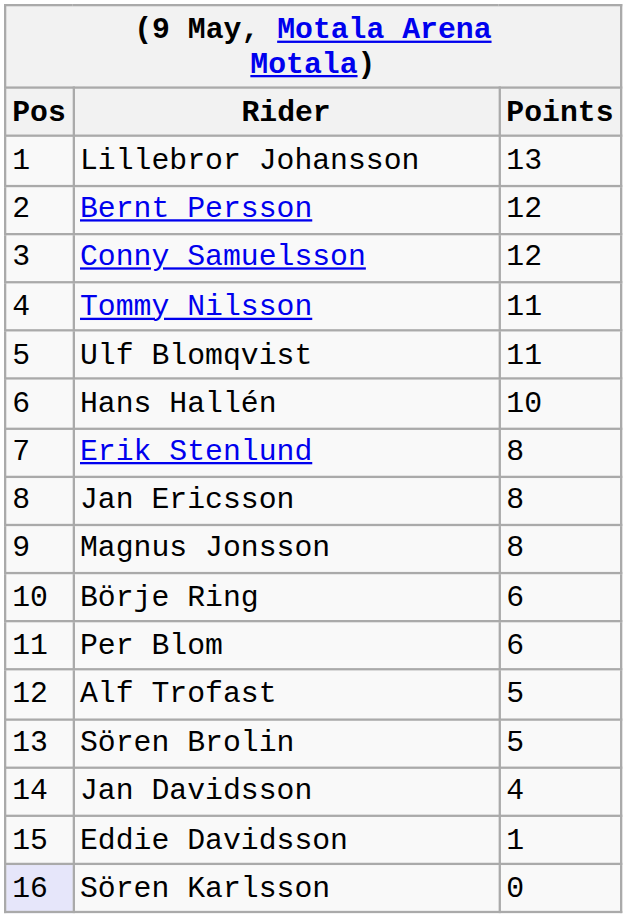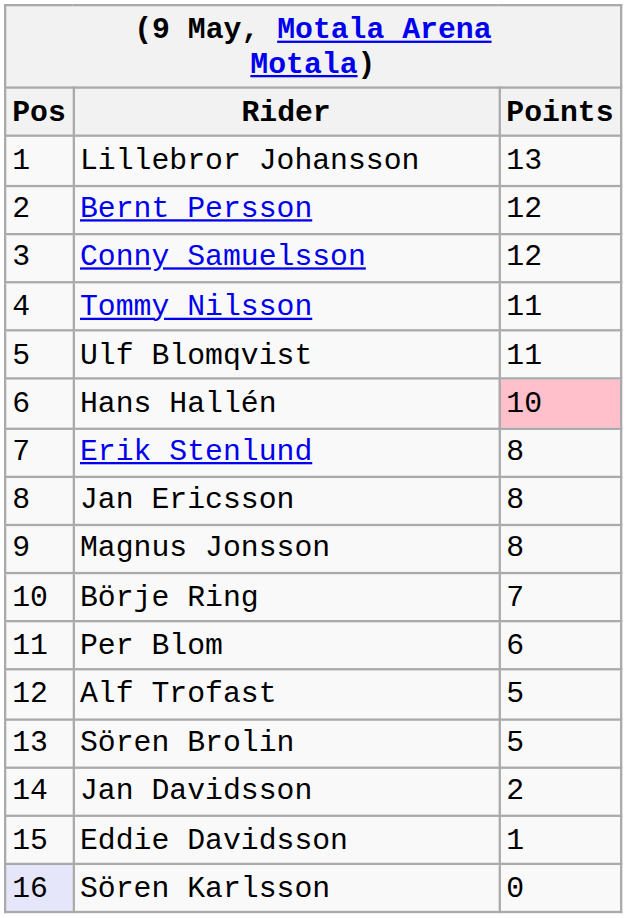(524, 403) no background -> (524, 403) pink background
(515, 597) 6 -> (515, 597) 7
(515, 792) 4 -> (515, 792) 2
